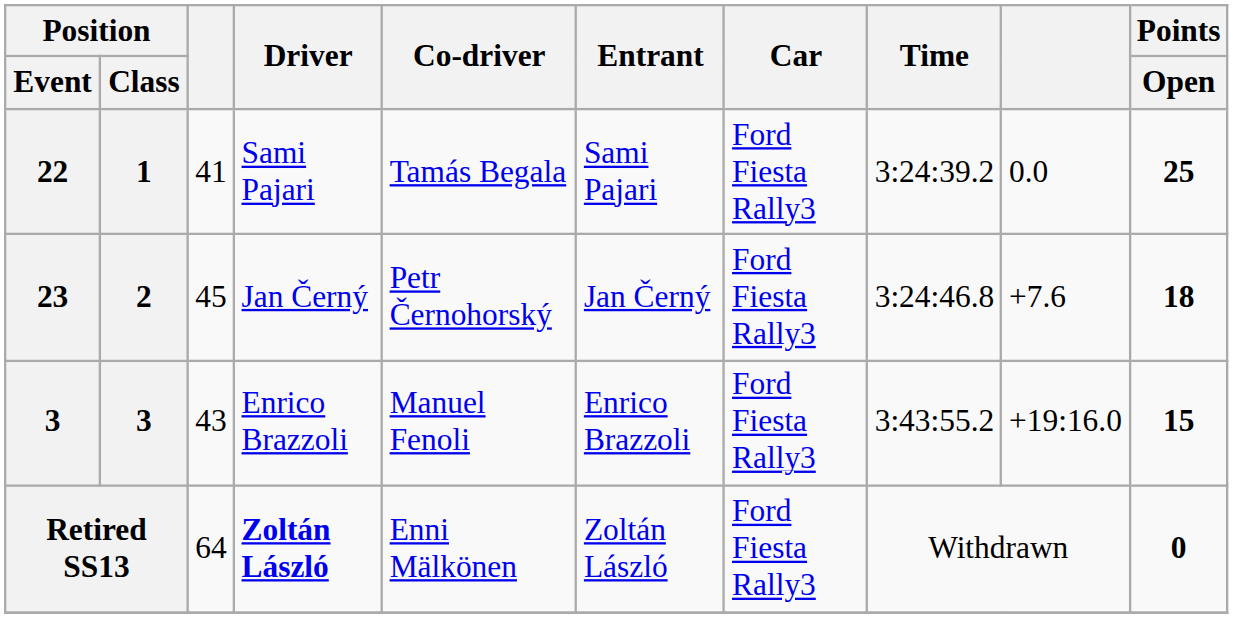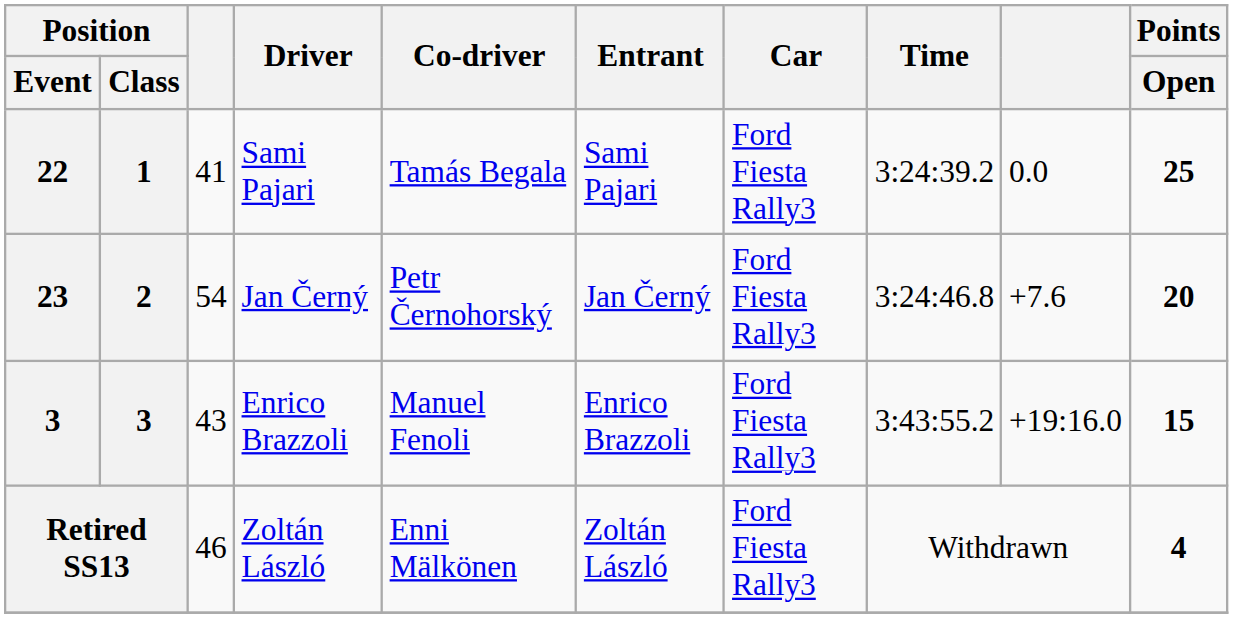(211, 296) 45 -> (211, 296) 54
(1179, 296) 18 -> (1179, 296) 20
(211, 547) 64 -> (211, 547) 46
(286, 547) bold -> (283, 547) normal
(1179, 547) 0 -> (1179, 547) 4
